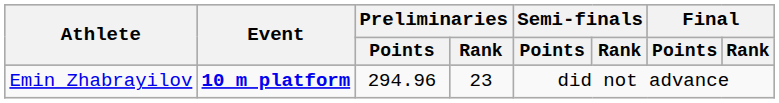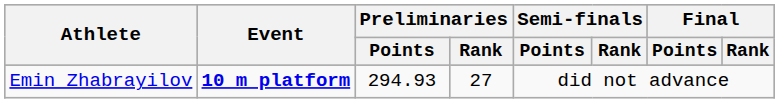(402, 81) 294.96 -> (402, 81) 294.93
(481, 81) 23 -> (481, 81) 27
